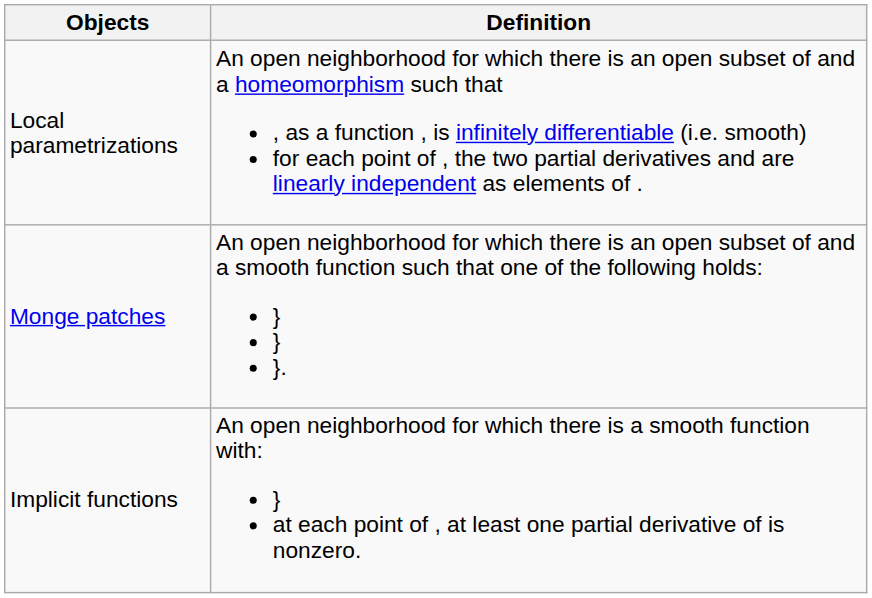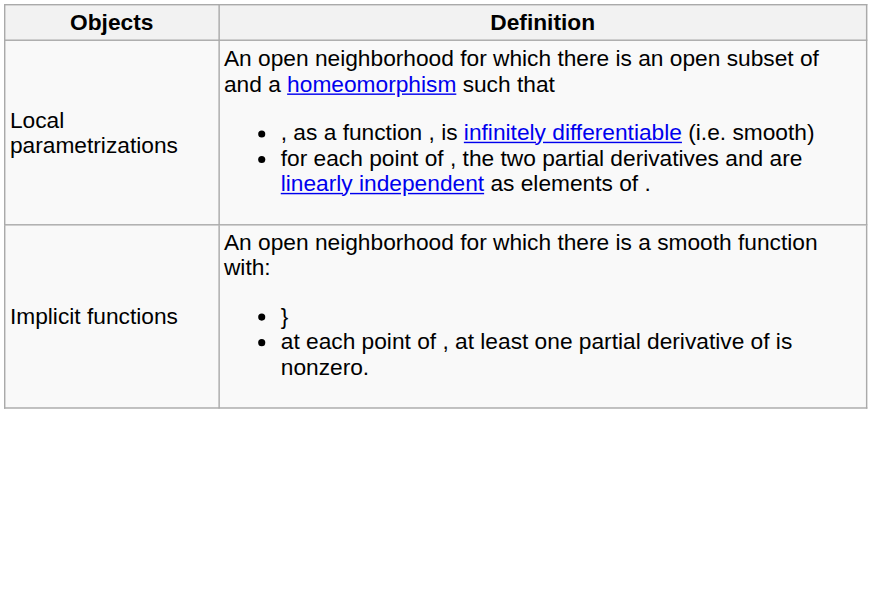- row: (88, 316)
